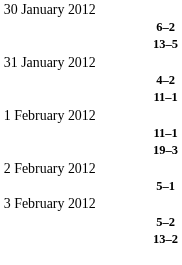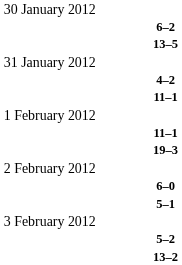+ row: (70, 186)
